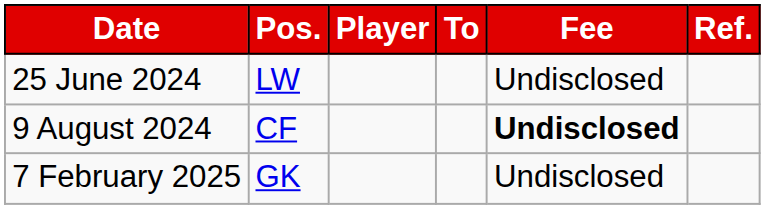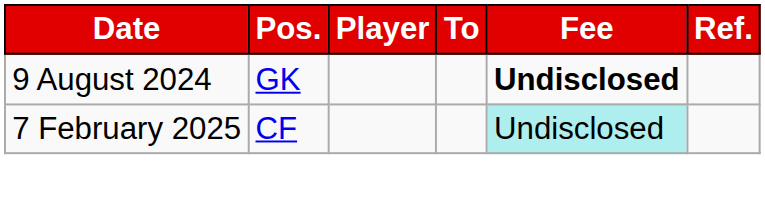- row: (107, 78)
(276, 128) CF -> (278, 78) GK
(278, 177) GK -> (276, 128) CF
(579, 177) no background -> (579, 128) paleturquoise background
